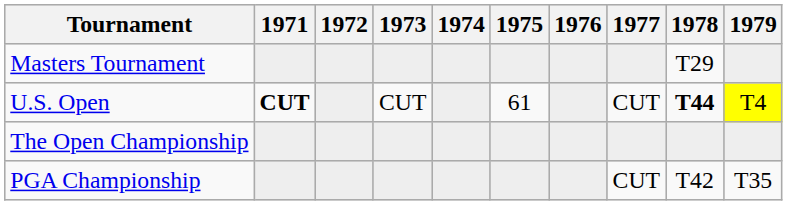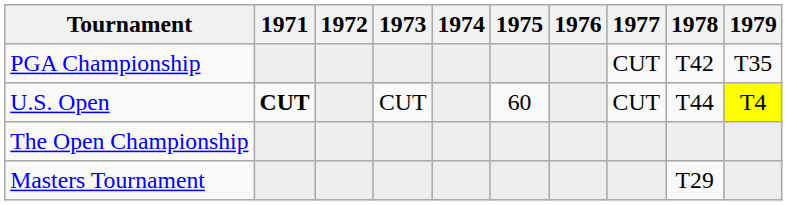rows swapped: (108, 63) <-> (105, 180)
(519, 102) 61 -> (519, 102) 60
(695, 102) bold -> (695, 102) normal
